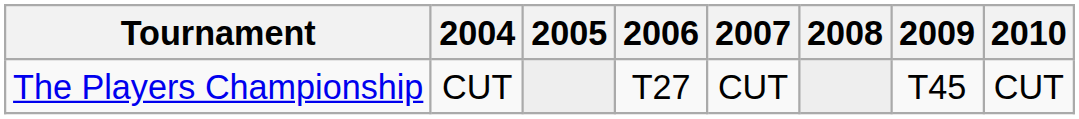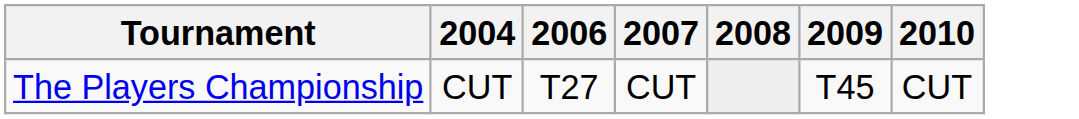- column: (569, 32)
